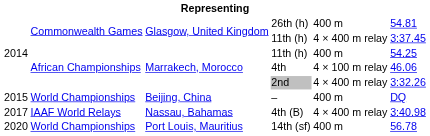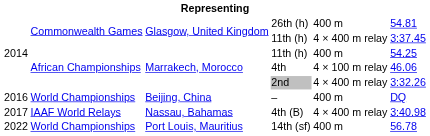(16, 97) 2015 -> (16, 97) 2016
(16, 127) 2020 -> (16, 127) 2022
